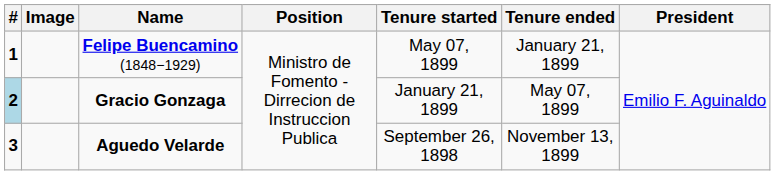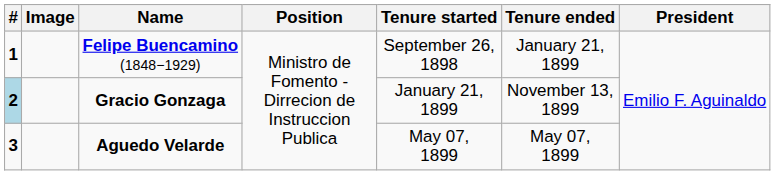(439, 54) May 07, 1899 -> (439, 54) September 26, 1898
(560, 100) May 07, 1899 -> (560, 100) November 13, 1899
(439, 146) September 26, 1898 -> (439, 146) May 07, 1899
(560, 146) November 13, 1899 -> (560, 146) May 07, 1899
